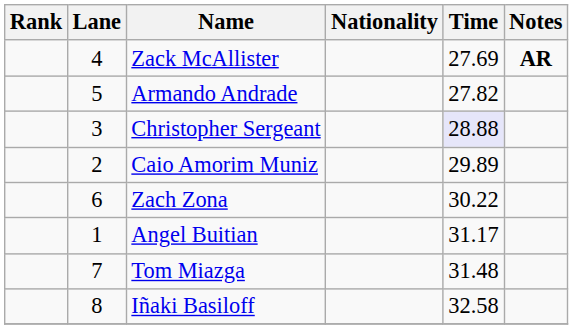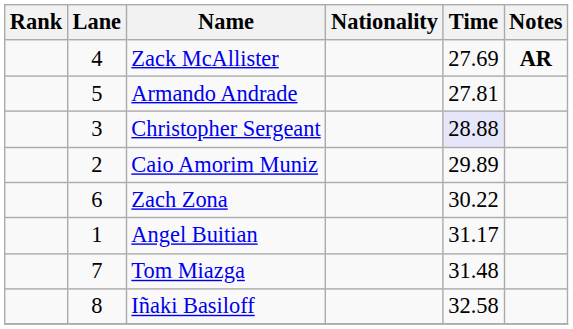(474, 93) 27.82 -> (474, 93) 27.81
